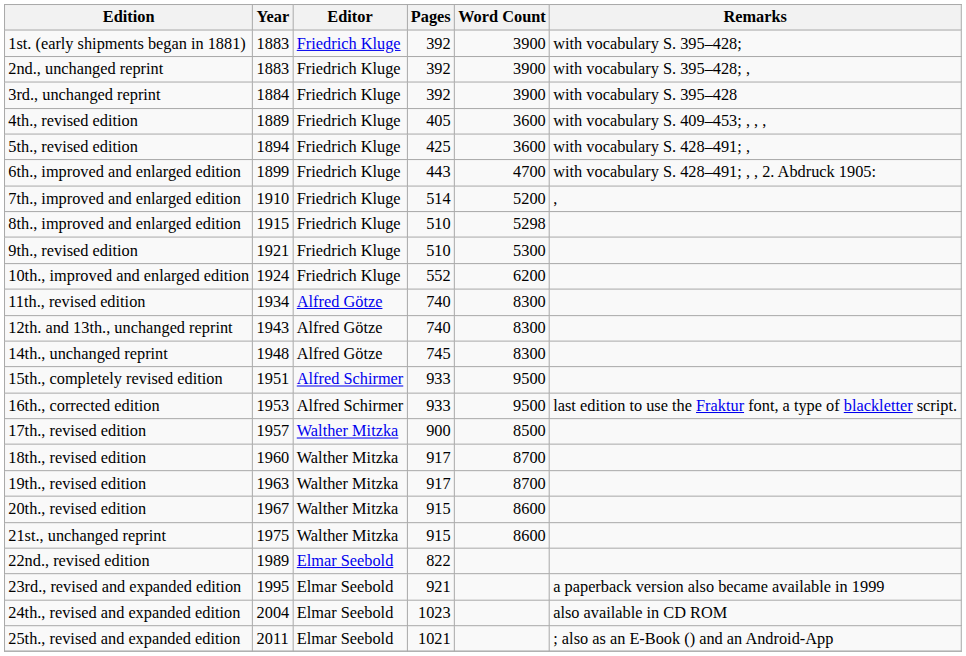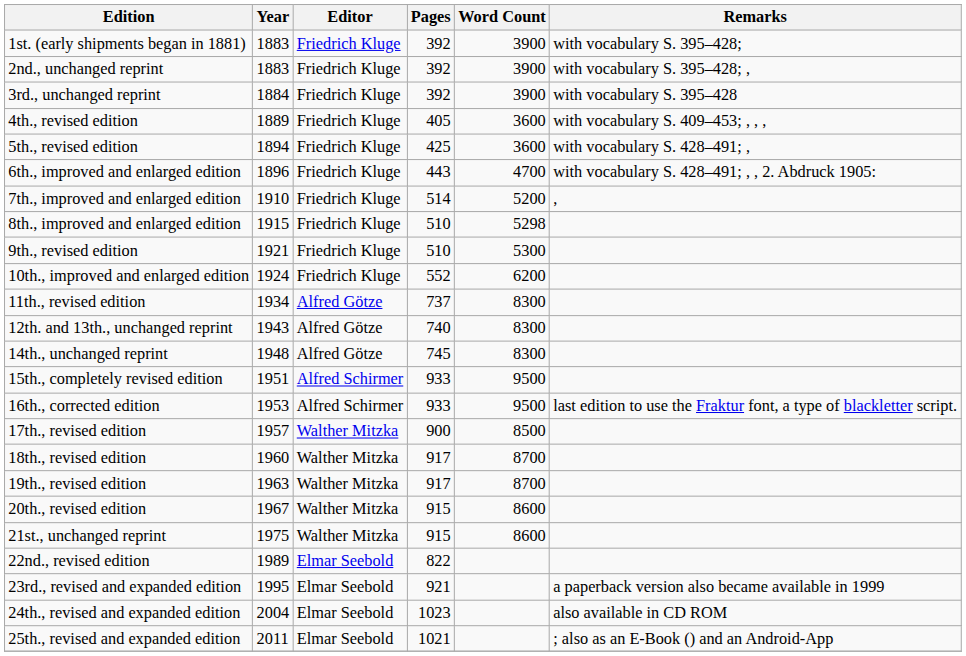(273, 172) 1899 -> (273, 172) 1896
(438, 302) 740 -> (438, 302) 737
